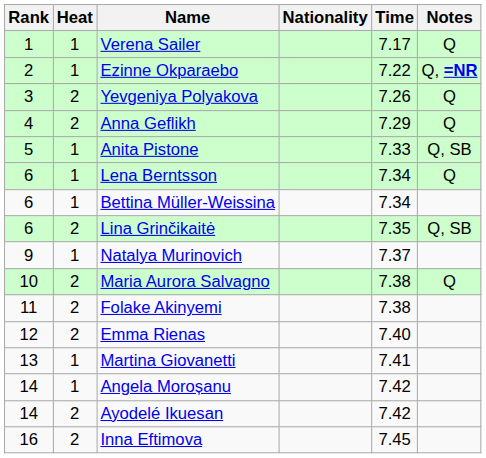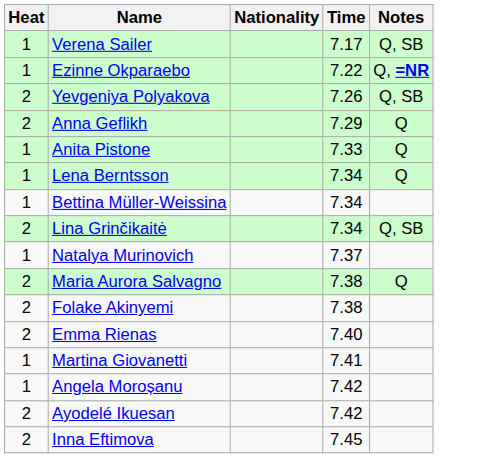- column: (29, 17)
(450, 44) Q -> (401, 44) Q, SB
(450, 96) Q -> (401, 96) Q, SB
(450, 149) Q, SB -> (401, 149) Q
(395, 228) 7.35 -> (346, 228) 7.34
